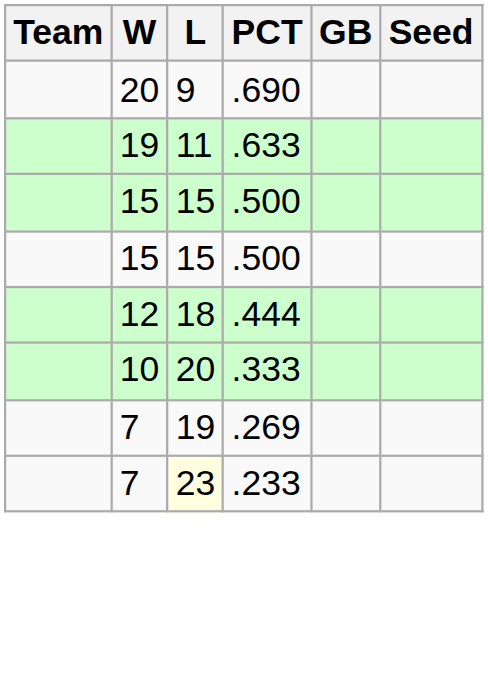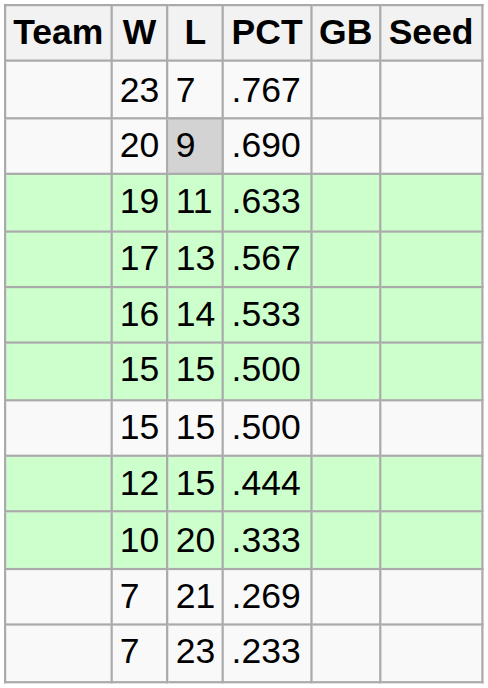+ row: (140, 88)
(186, 88) no background -> (186, 145) lightgrey background
+ row: (140, 257)
+ row: (140, 314)
(195, 314) 18 -> (195, 483) 15
(195, 426) 19 -> (195, 595) 21
(195, 483) lightyellow background -> (195, 652) no background
